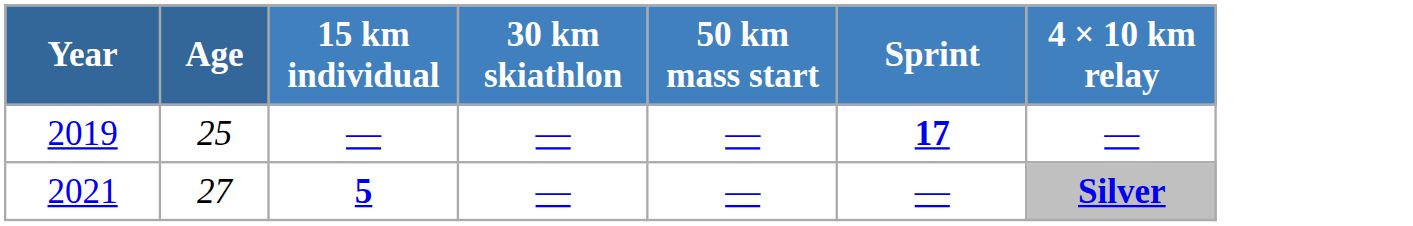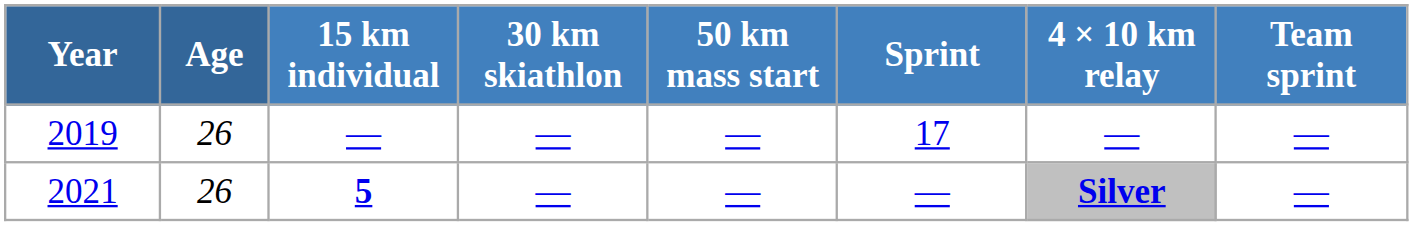+ column: (1311, 54)
(214, 133) 25 -> (214, 133) 26
(932, 133) bold -> (932, 133) normal
(214, 191) 27 -> (214, 191) 26
